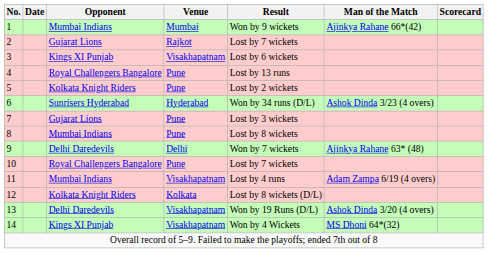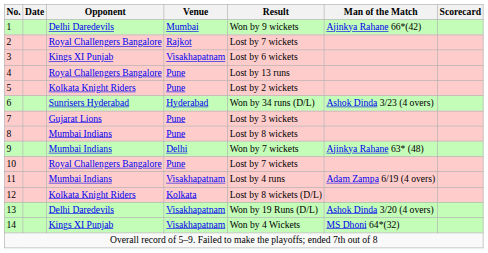(80, 27) Mumbai Indians -> (81, 27) Delhi Daredevils
(75, 42) Gujarat Lions -> (105, 42) Royal Challengers Bangalore
(81, 149) Delhi Daredevils -> (80, 149) Mumbai Indians
